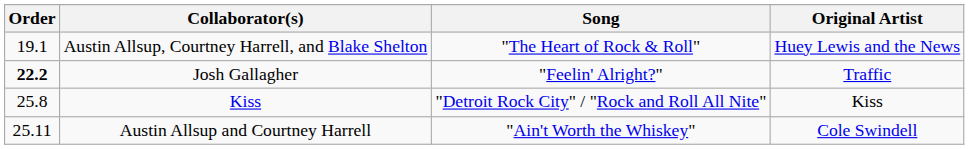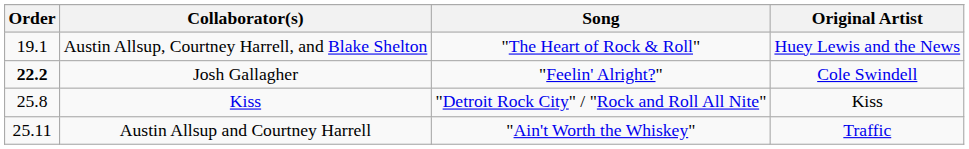(867, 74) Traffic -> (867, 74) Cole Swindell
(867, 130) Cole Swindell -> (867, 130) Traffic
